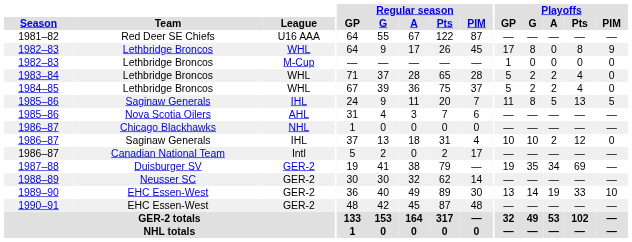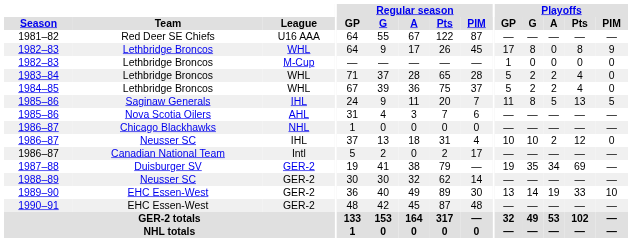(168, 140) Saginaw Generals -> (168, 140) Neusser SC
